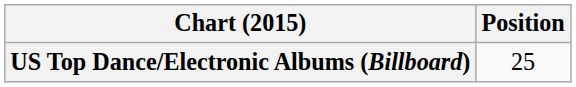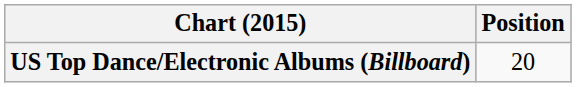(523, 61) 25 -> (523, 61) 20
